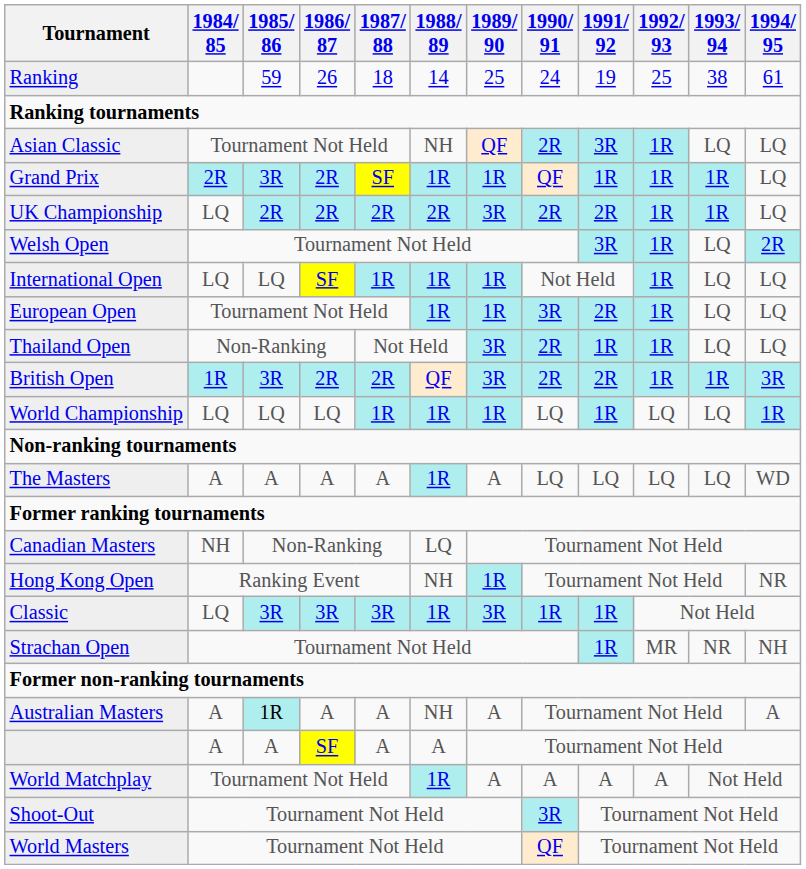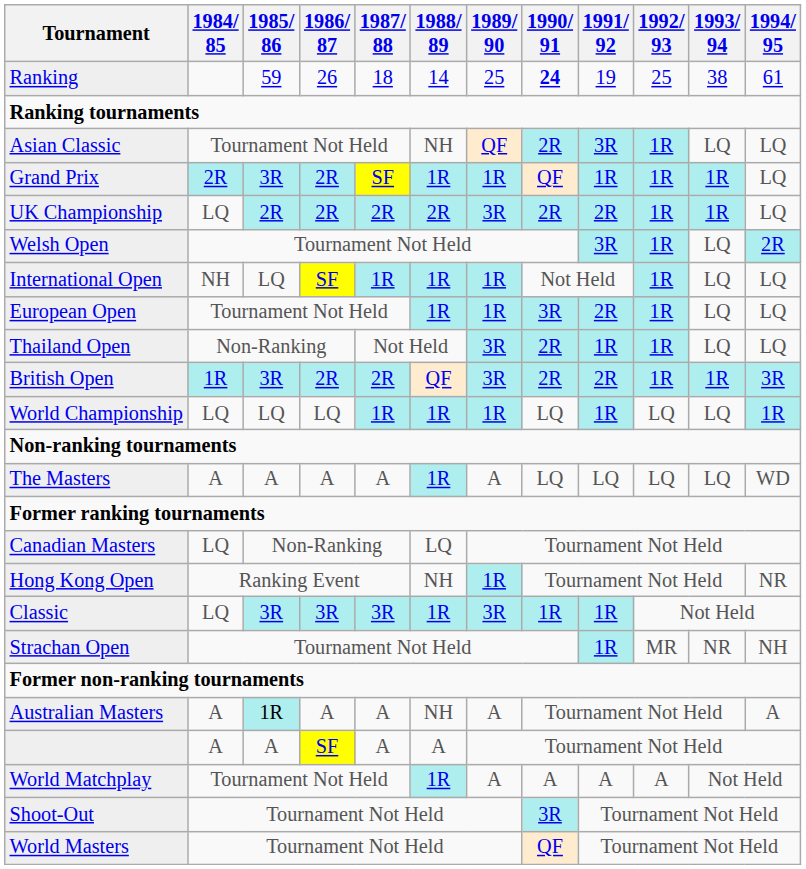(550, 78) normal -> (550, 78) bold
(216, 278) LQ -> (216, 278) NH
(216, 546) NH -> (216, 546) LQ
